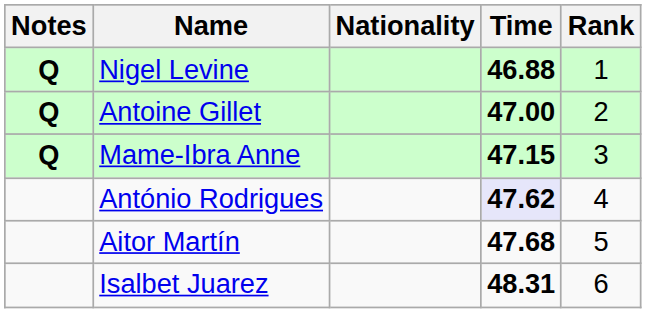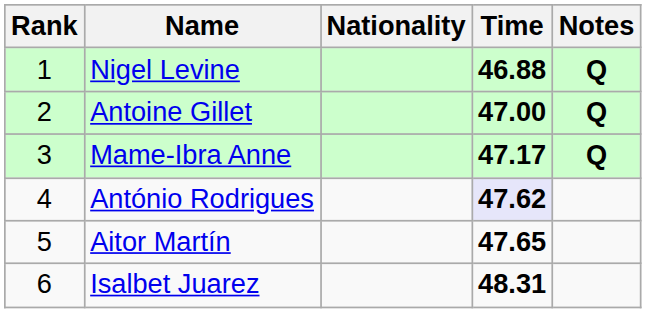columns swapped: (601, 26) <-> (49, 26)
(521, 155) 47.15 -> (512, 155) 47.17
(521, 241) 47.68 -> (512, 241) 47.65
